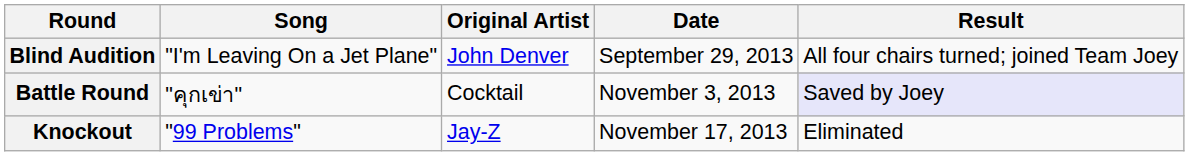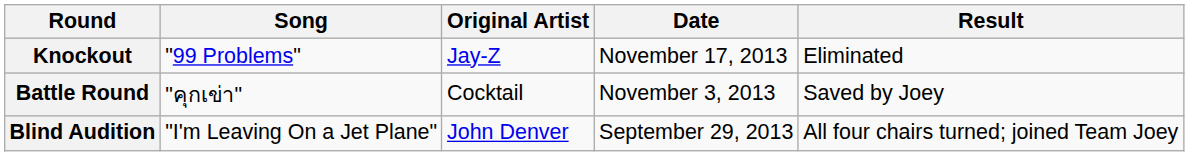rows swapped: (82, 55) <-> (82, 132)
(874, 94) lavender background -> (874, 94) no background
